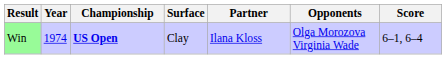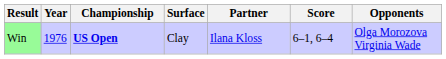columns swapped: (335, 13) <-> (411, 13)
(55, 38) 1974 -> (55, 38) 1976
